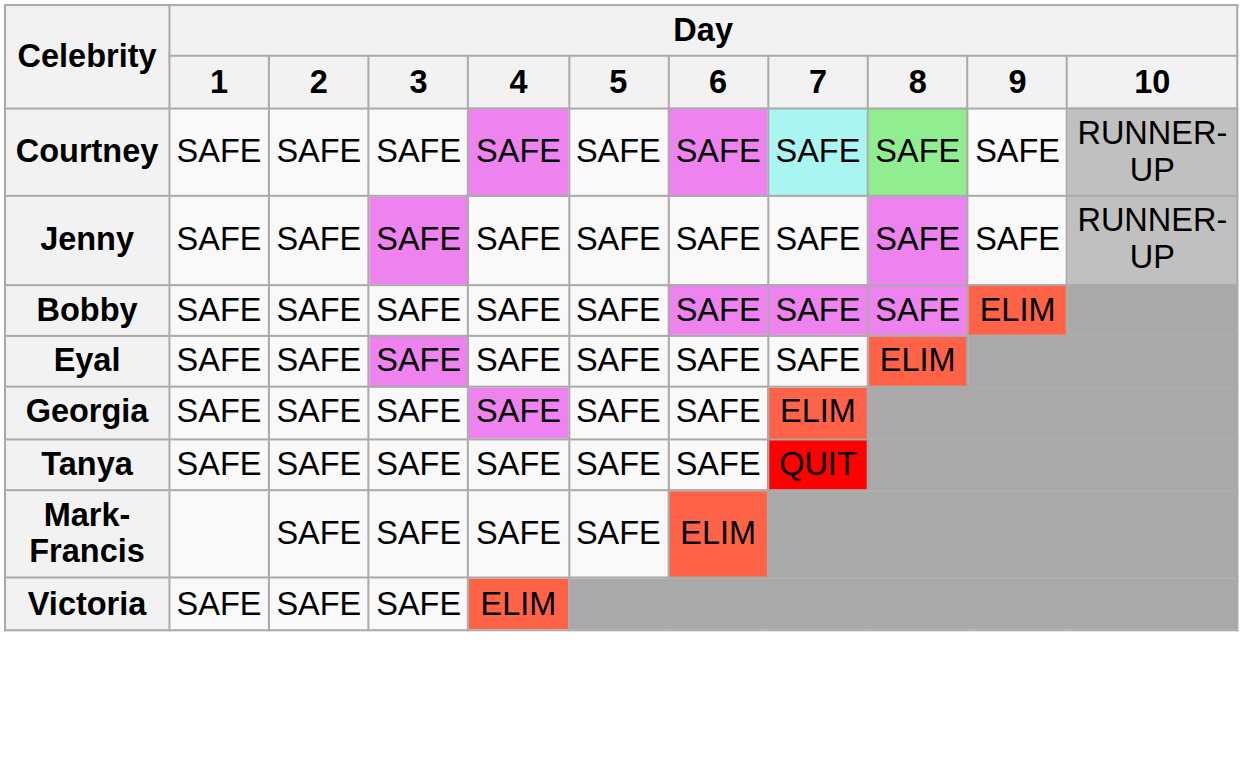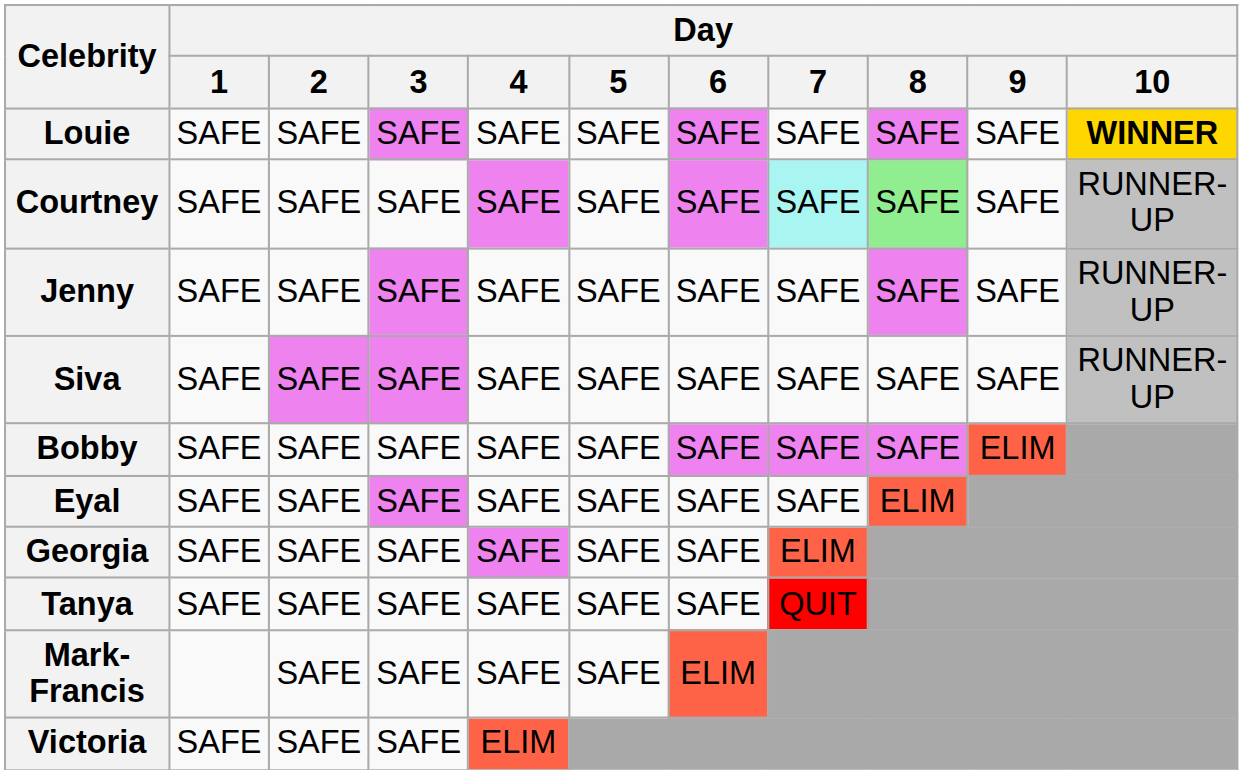+ row: (87, 133)
+ row: (87, 379)
